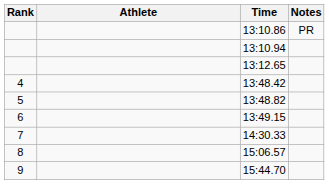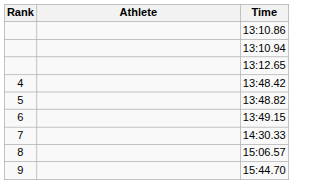- column: (306, 13)
